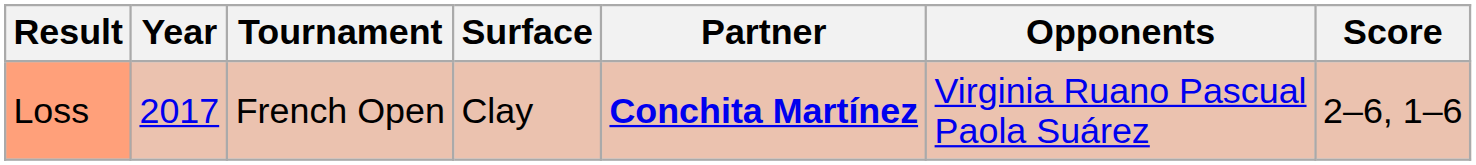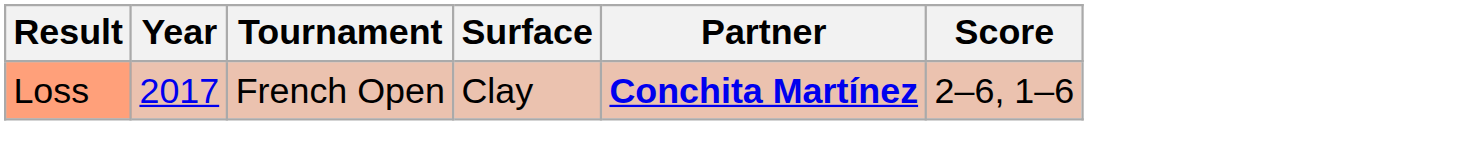- column: (1121, 32)
